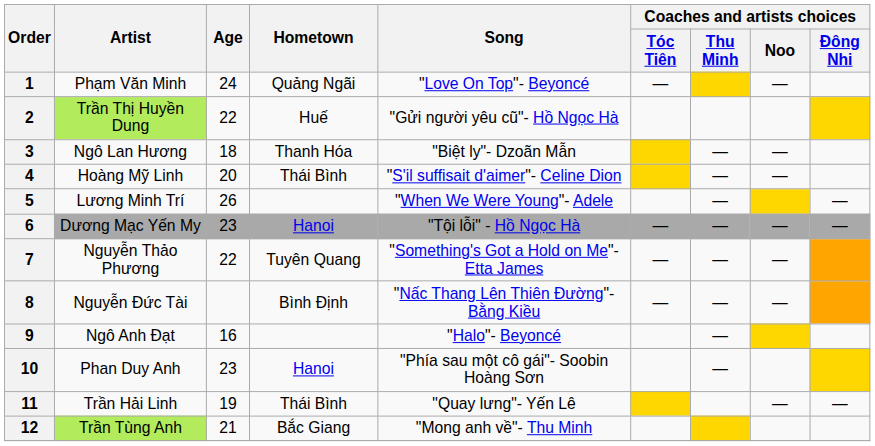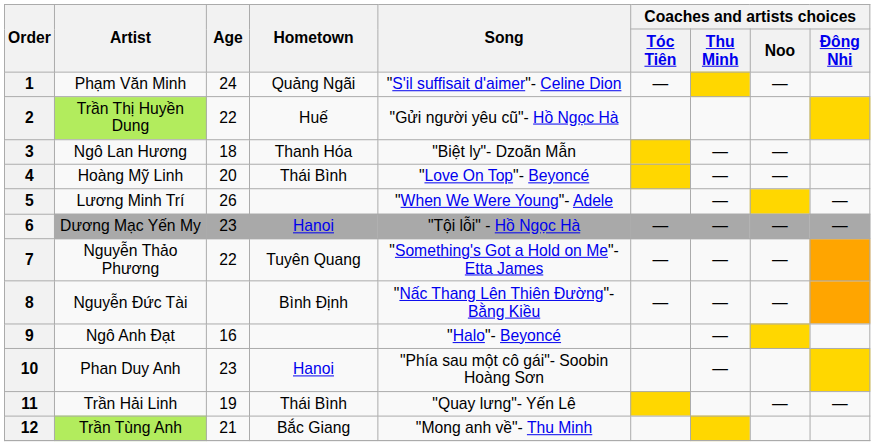(504, 84) "Love On Top"- Beyoncé -> (504, 84) "S'il suffisait d'aimer"- Celine Dion
(504, 176) "S'il suffisait d'aimer"- Celine Dion -> (504, 176) "Love On Top"- Beyoncé
